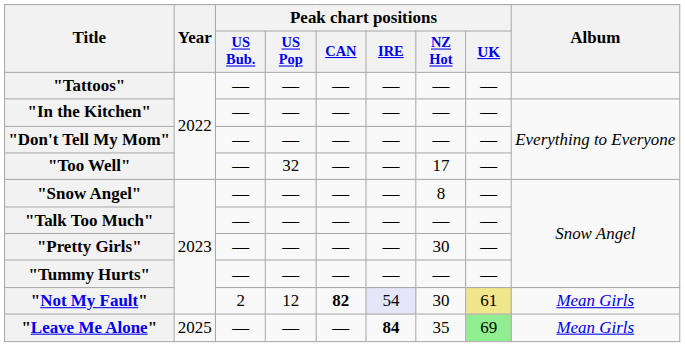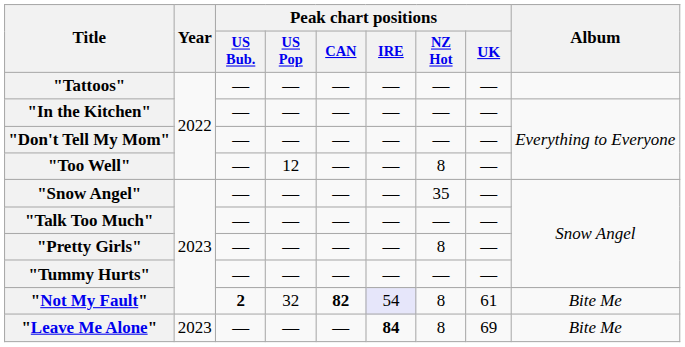(291, 166) 32 -> (291, 166) 12
(441, 166) 17 -> (441, 166) 8
(441, 193) 8 -> (441, 193) 35
(441, 246) 30 -> (441, 246) 8
(241, 300) normal -> (241, 300) bold
(291, 300) 12 -> (291, 300) 32
(441, 300) 30 -> (441, 300) 8
(489, 300) khaki background -> (489, 300) no background
(595, 300) Mean Girls -> (595, 300) Bite Me
(195, 327) 2025 -> (195, 327) 2023
(441, 327) 35 -> (441, 327) 8
(489, 327) lightgreen background -> (489, 327) no background
(595, 327) Mean Girls -> (595, 327) Bite Me
